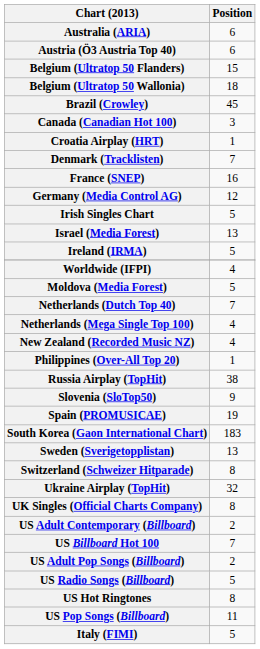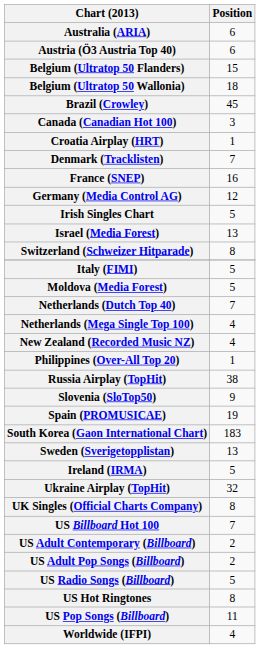rows swapped: (107, 251) <-> (107, 470)
rows swapped: (107, 634) <-> (107, 269)
rows swapped: (107, 543) <-> (107, 525)
